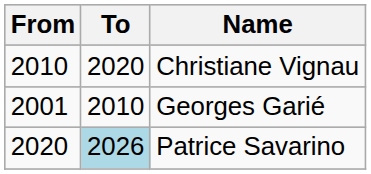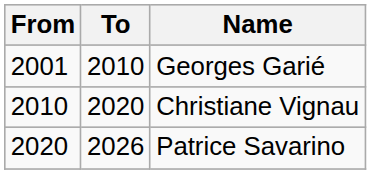rows swapped: (241, 106) <-> (258, 65)
(116, 147) lightblue background -> (116, 147) no background
